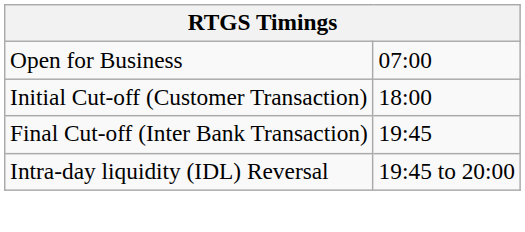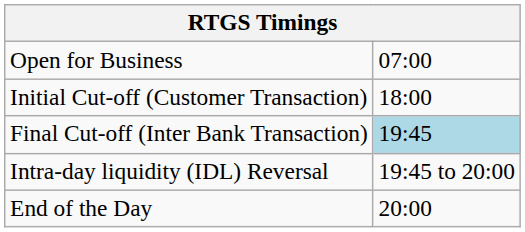(405, 134) no background -> (405, 134) lightblue background
+ row: (81, 208)
